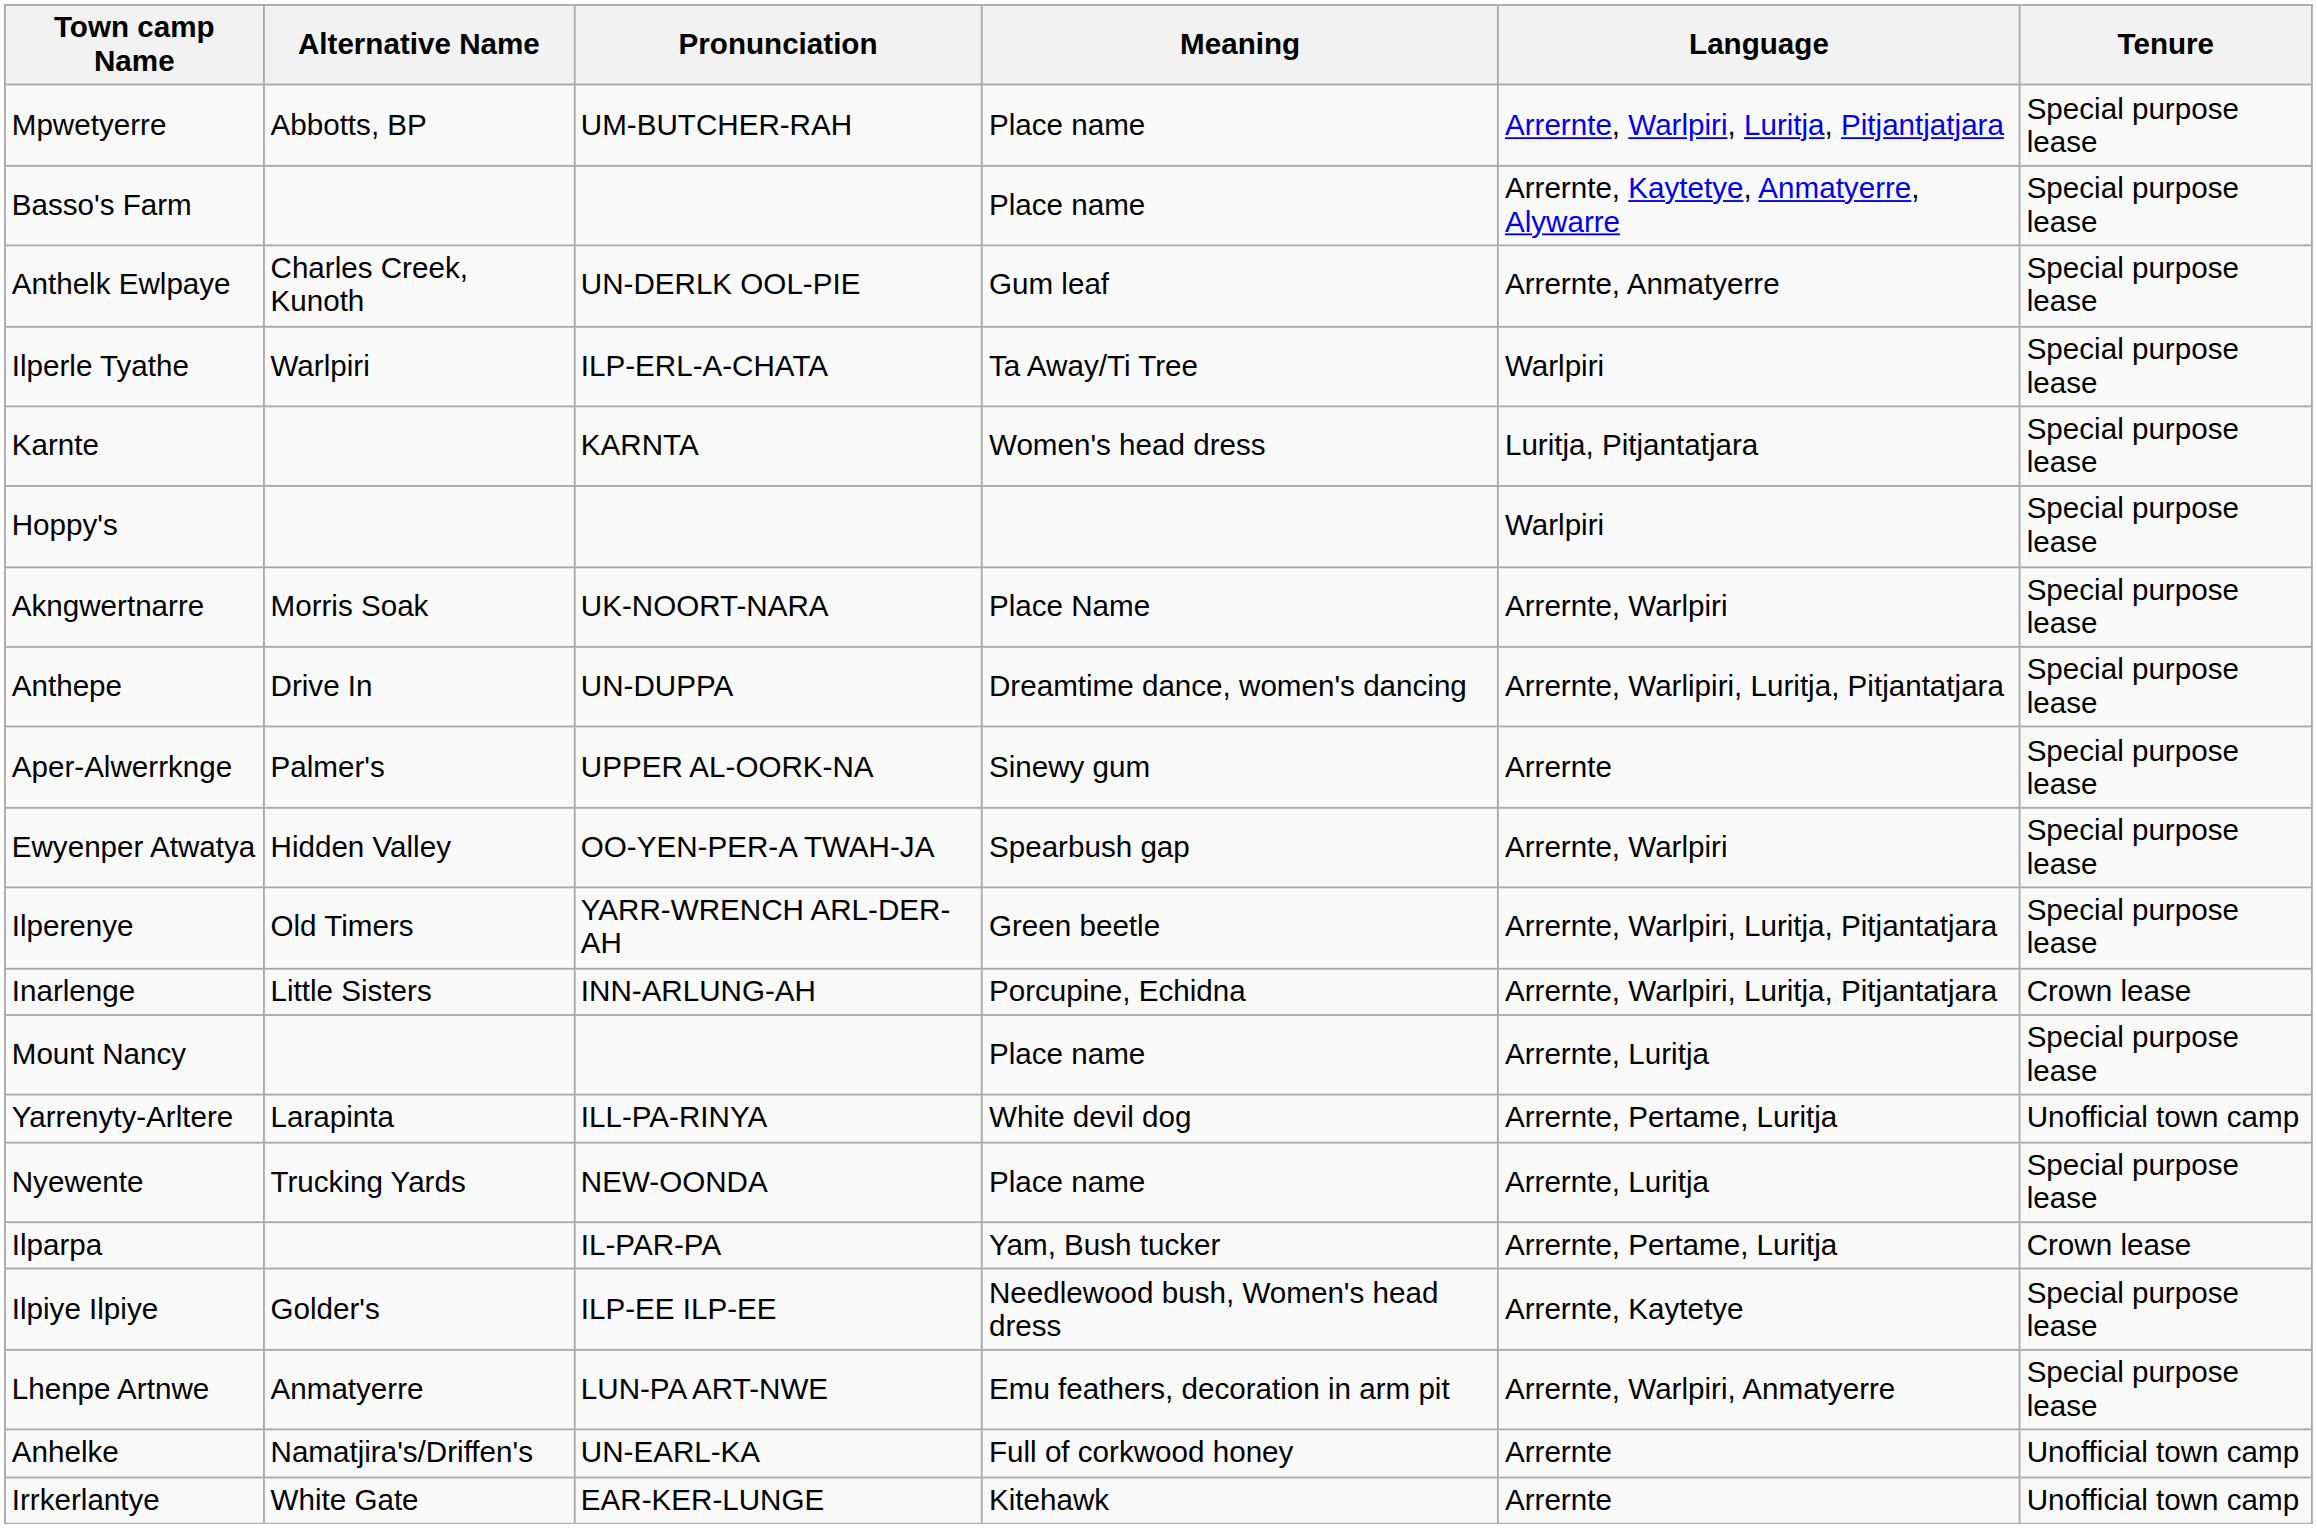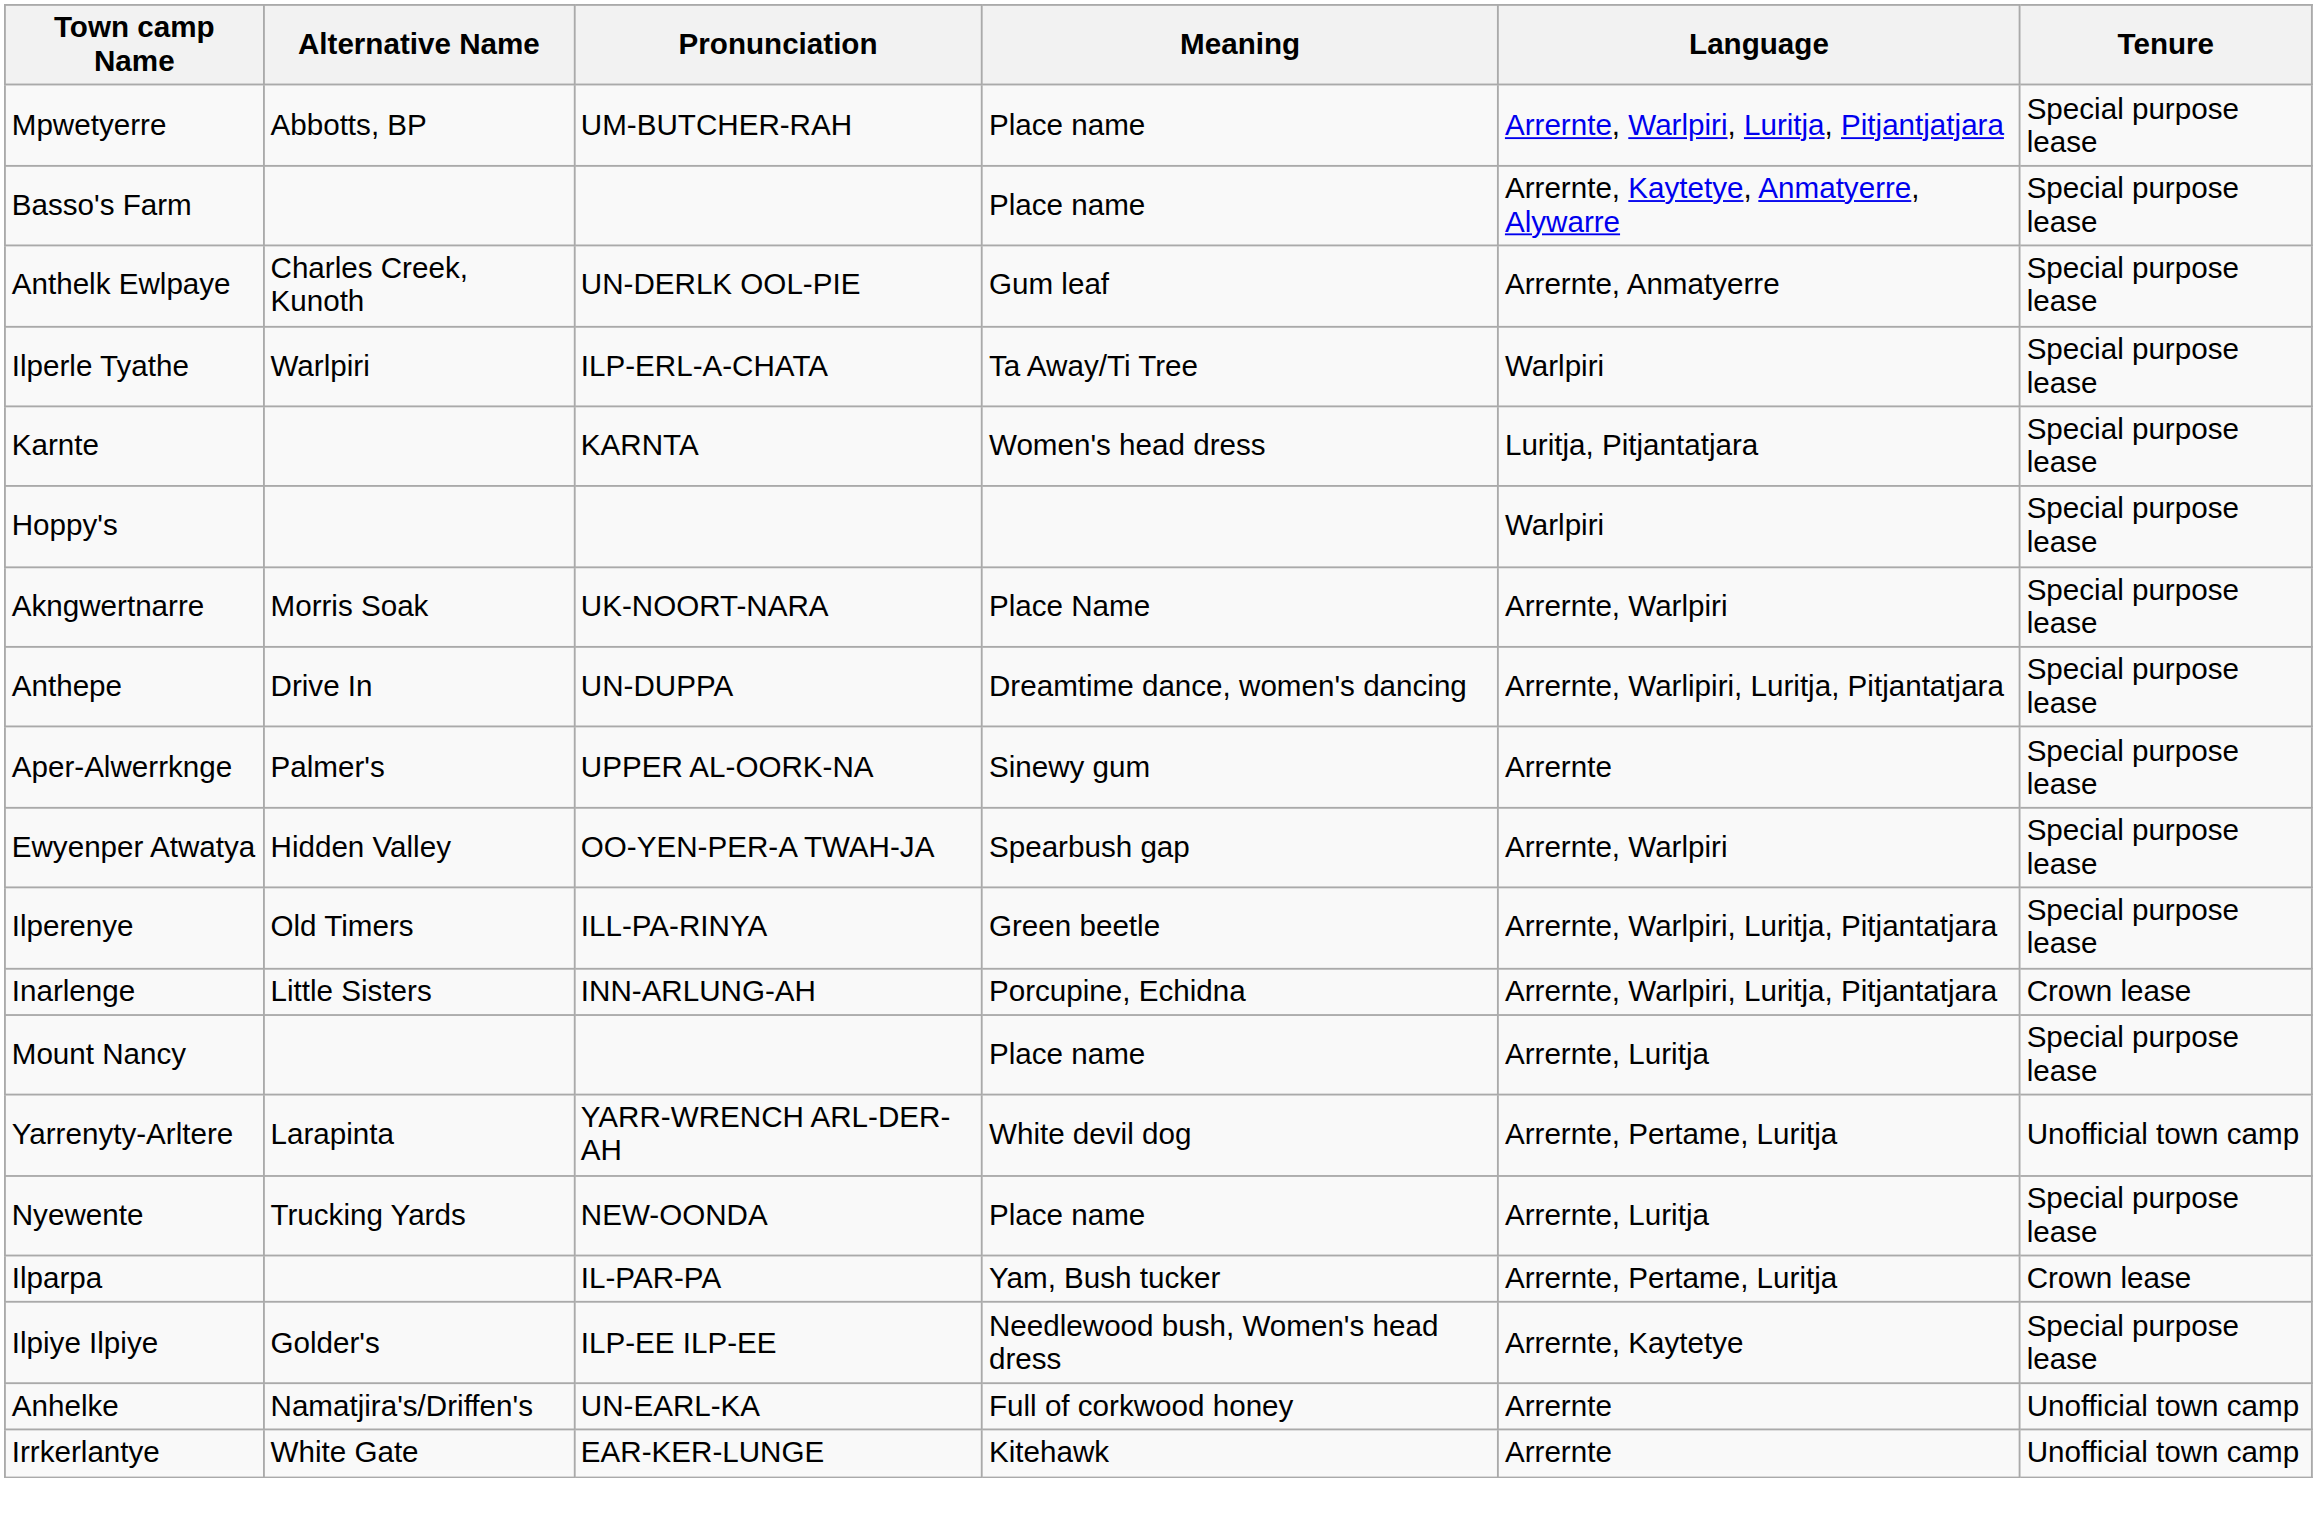(766, 927) YARR-WRENCH ARL-DER-AH -> (674, 927) ILL-PA-RINYA
(674, 1118) ILL-PA-RINYA -> (766, 1134) YARR-WRENCH ARL-DER-AH
- row: (110, 1389)
